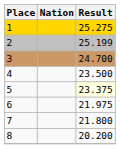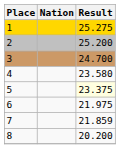(96, 43) 25.199 -> (96, 43) 25.200
(96, 74) 23.500 -> (96, 74) 23.580
(96, 120) 21.800 -> (96, 120) 21.859
